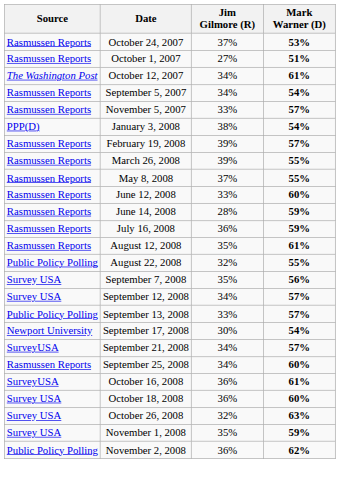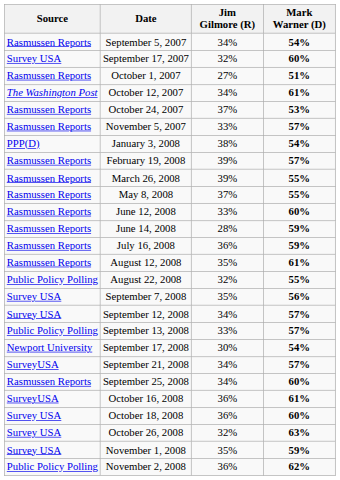rows swapped: (146, 93) <-> (146, 42)
+ row: (146, 59)
